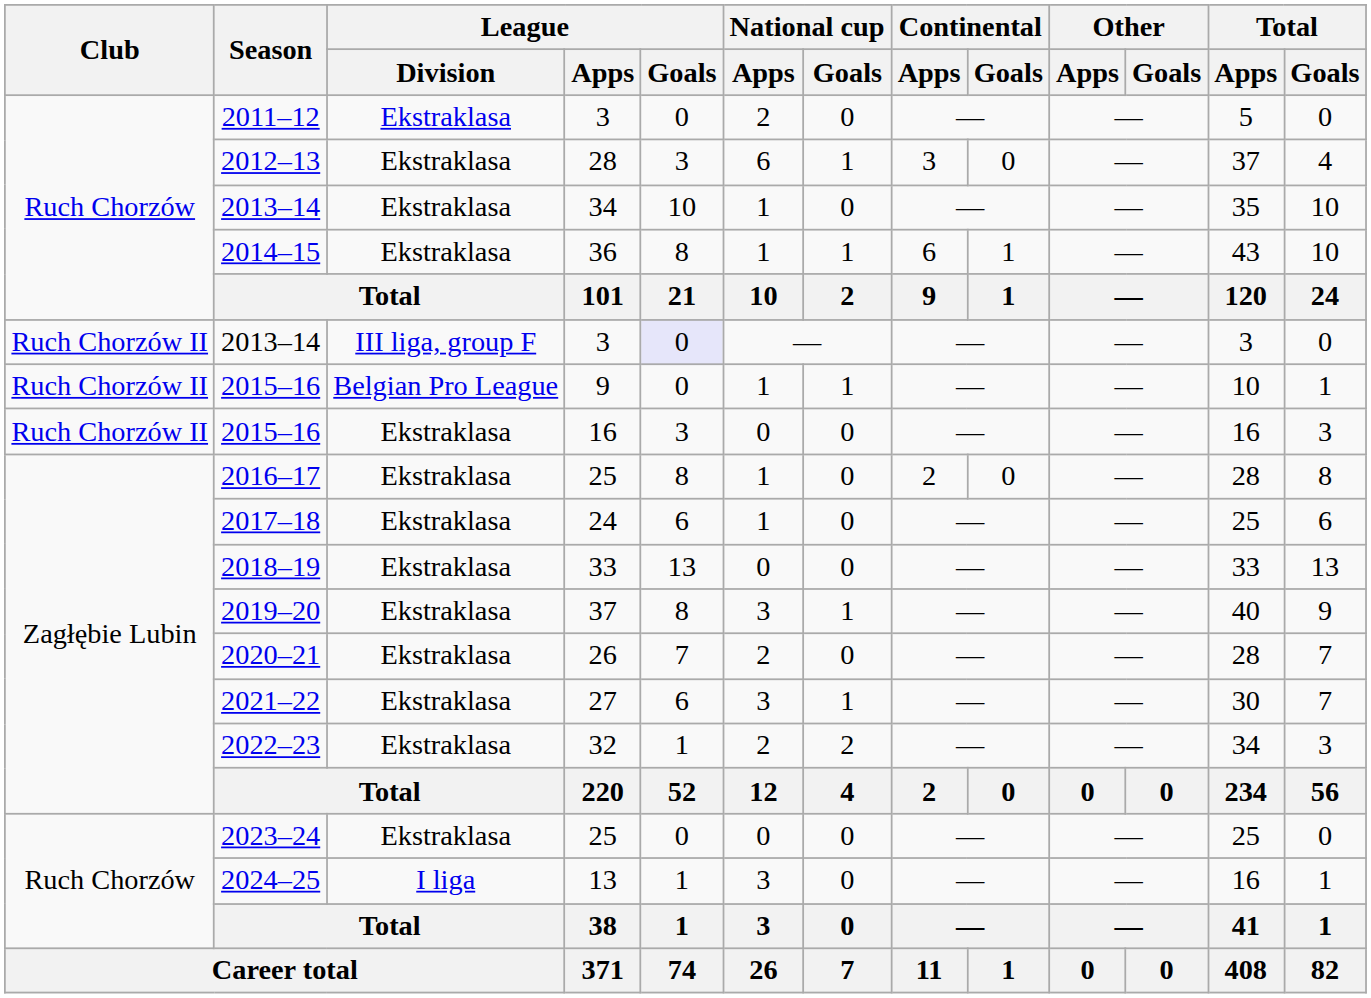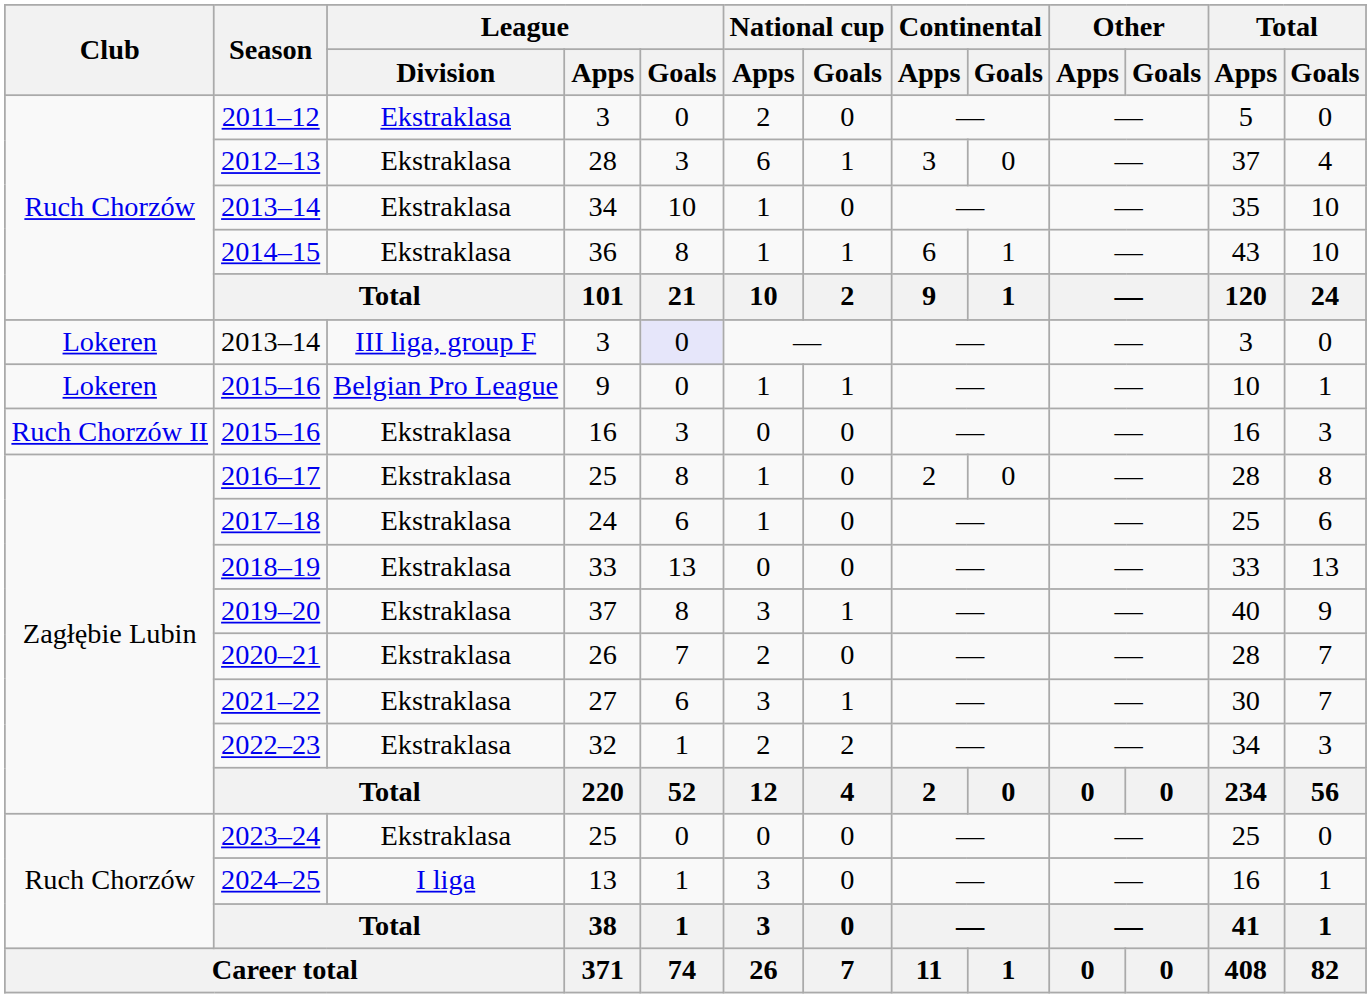(110, 341) Ruch Chorzów II -> (110, 341) Lokeren
(110, 386) Ruch Chorzów II -> (110, 386) Lokeren
